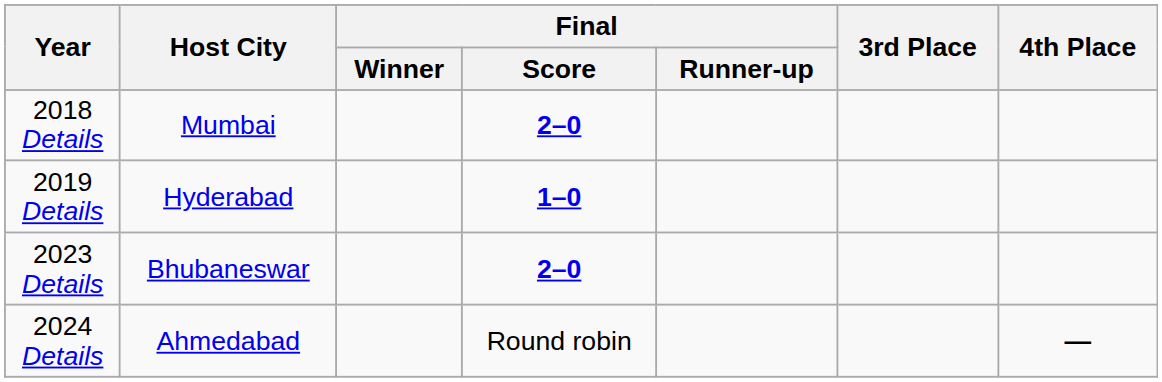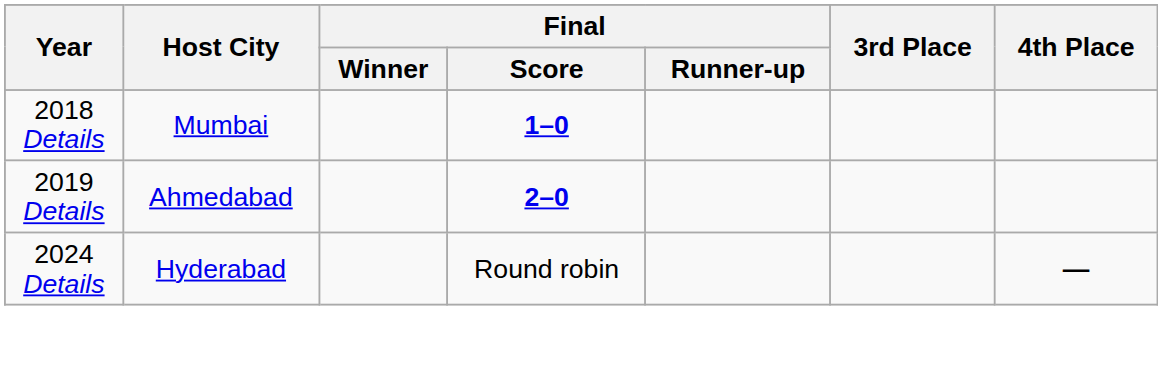(559, 125) 2–0 -> (547, 125) 1–0
(228, 197) Hyderabad -> (221, 197) Ahmedabad
(559, 197) 1–0 -> (547, 197) 2–0
- row: (63, 269)
(228, 340) Ahmedabad -> (221, 269) Hyderabad
